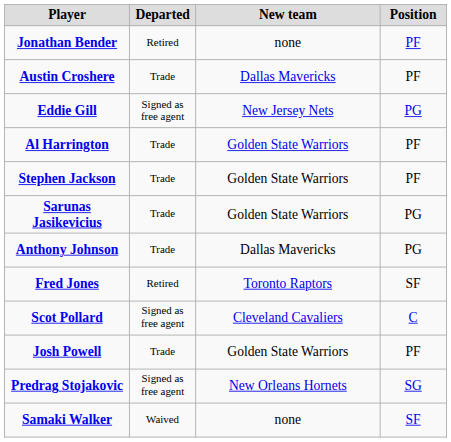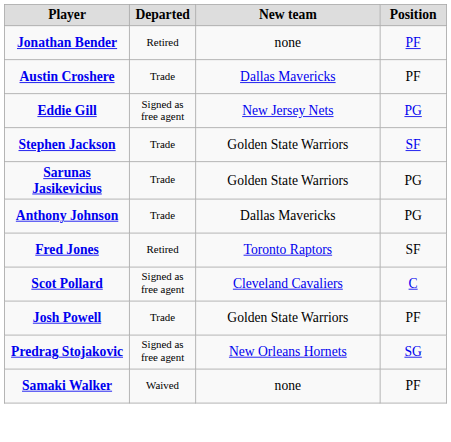- row: (67, 145)
(413, 179) PF -> (413, 145) SF
(413, 419) SF -> (413, 385) PF
